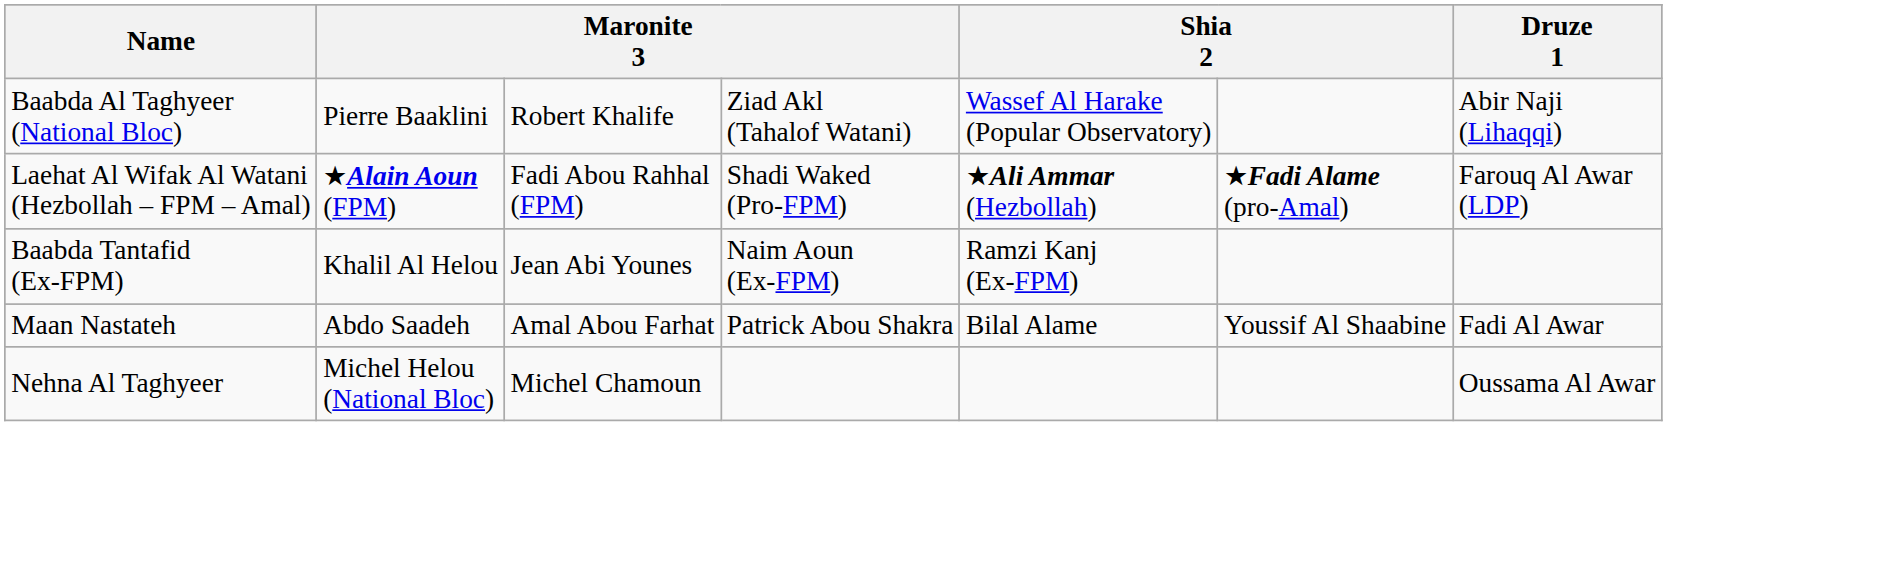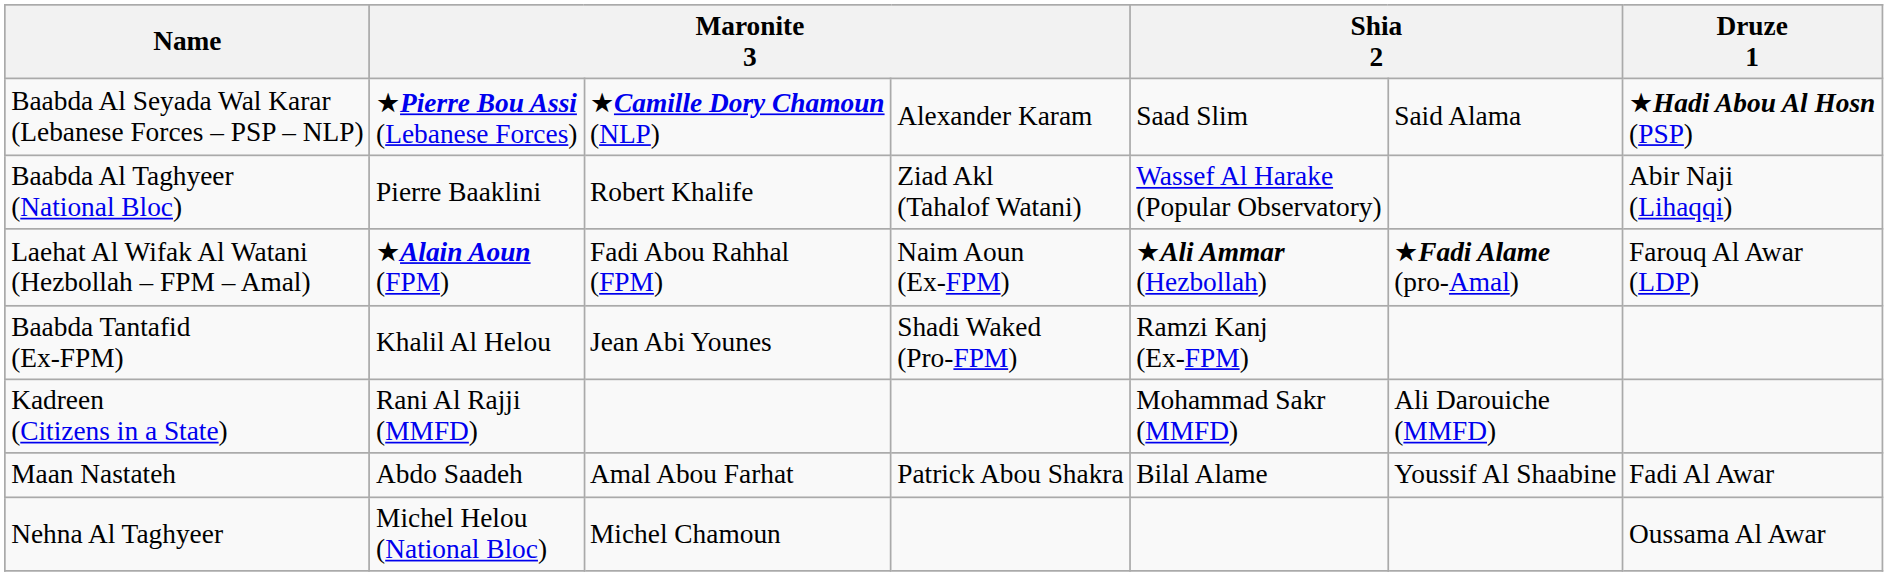+ row: (187, 116)
(799, 190) Shadi Waked (Pro-FPM) -> (961, 266) Naim Aoun (Ex-FPM)
(790, 265) Naim Aoun (Ex-FPM) -> (969, 341) Shadi Waked (Pro-FPM)
+ row: (119, 415)
